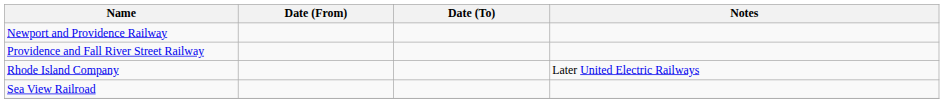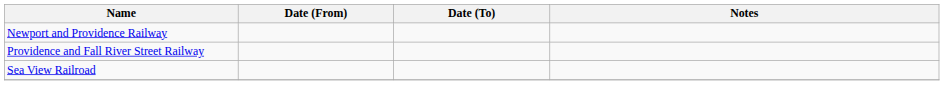- row: (63, 70)
